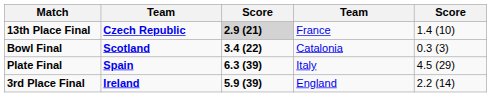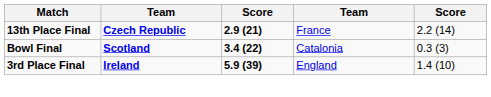(243, 30) lightgrey background -> (243, 30) no background
(436, 30) 1.4 (10) -> (436, 30) 2.2 (14)
- row: (35, 65)
(436, 83) 2.2 (14) -> (436, 65) 1.4 (10)
